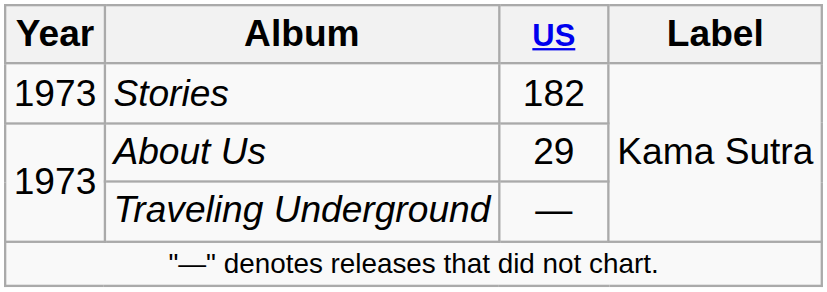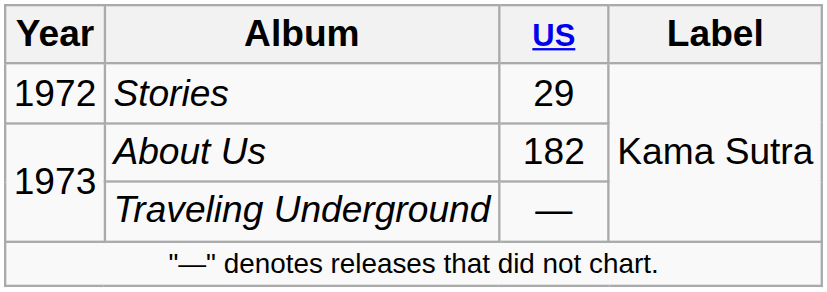(55, 92) 1973 -> (55, 92) 1972
(554, 92) 182 -> (554, 92) 29
(554, 151) 29 -> (554, 151) 182
